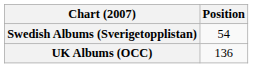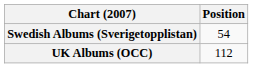(224, 53) 136 -> (224, 53) 112
